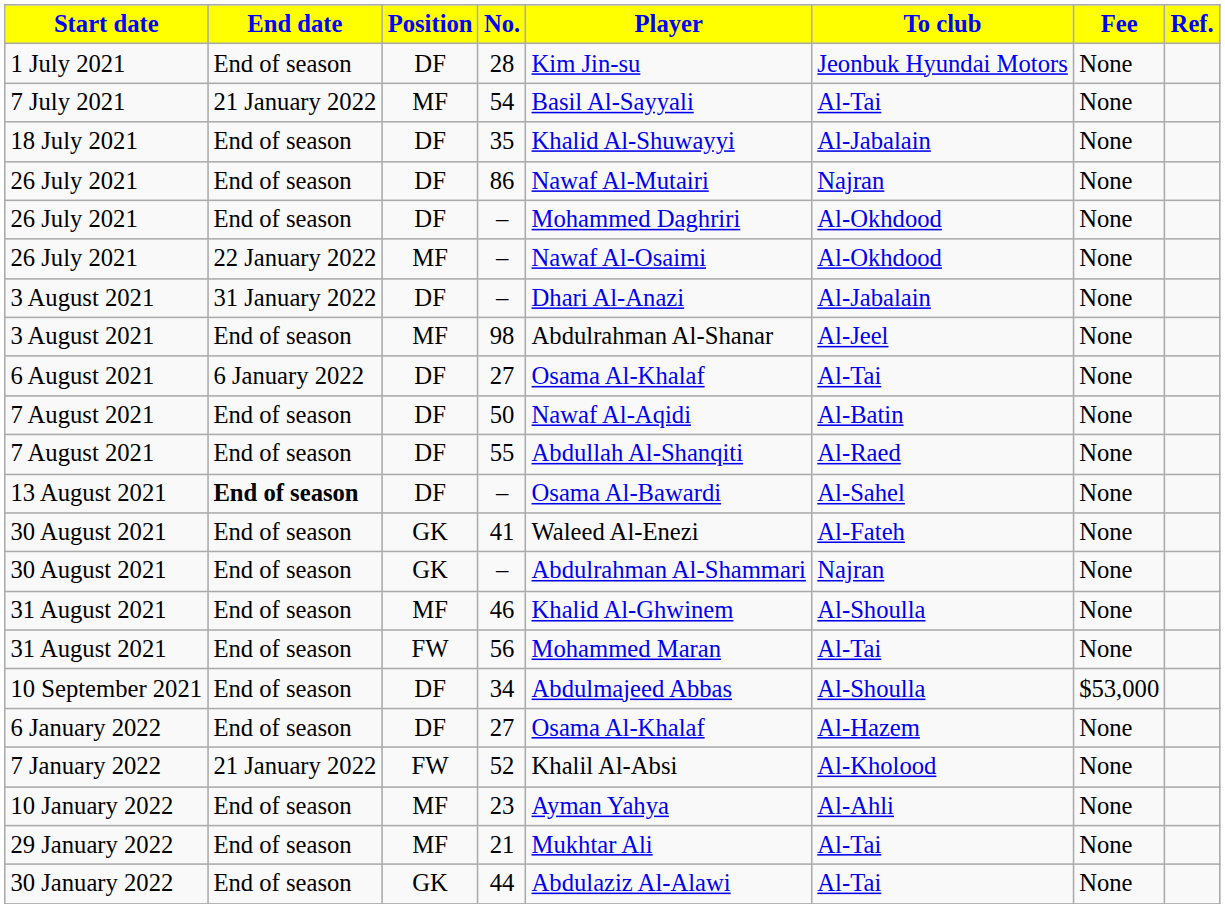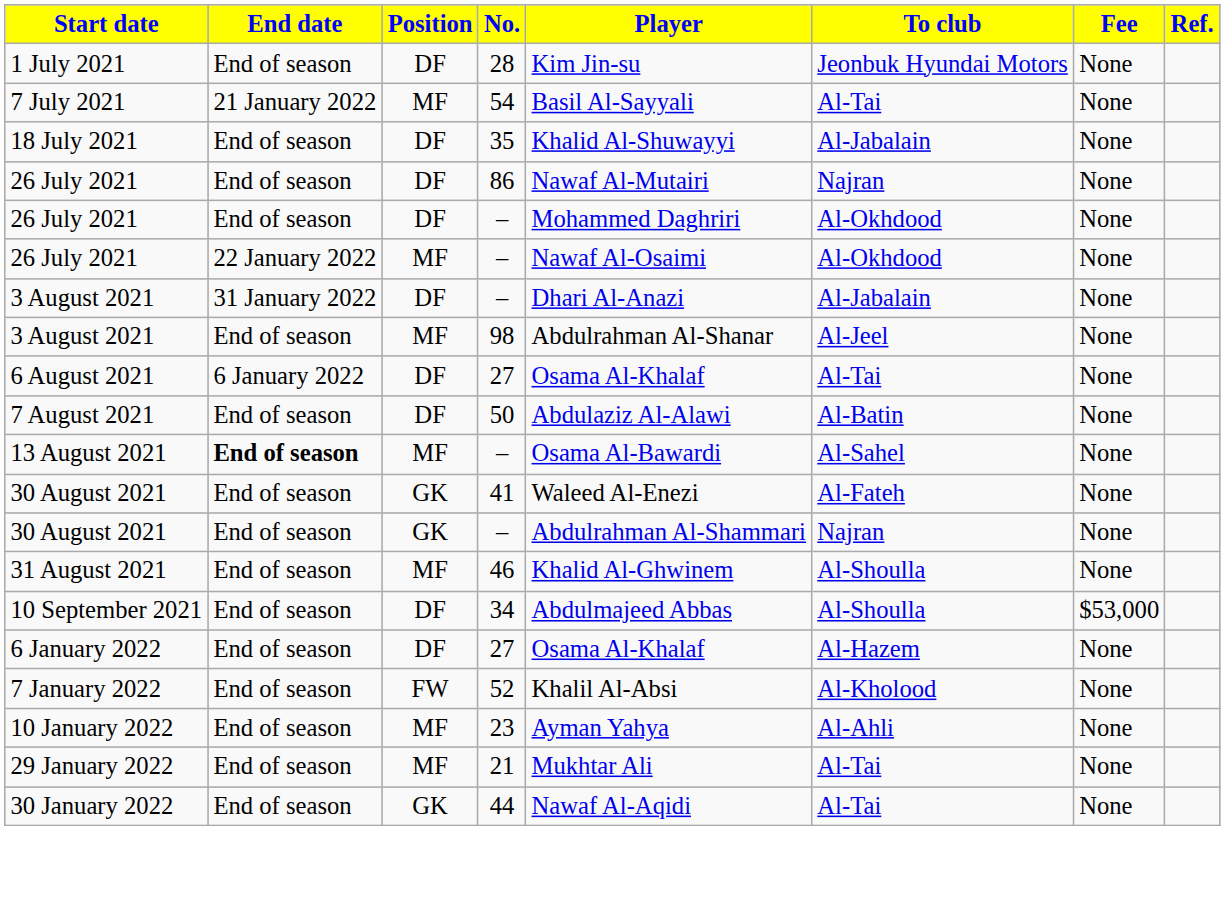(611, 414) Nawaf Al-Aqidi -> (631, 414) Abdulaziz Al-Alawi
- row: (82, 453)
(430, 492) DF -> (430, 453) MF
- row: (88, 649)
(295, 766) 21 January 2022 -> (283, 688) End of season
(631, 883) Abdulaziz Al-Alawi -> (611, 805) Nawaf Al-Aqidi
